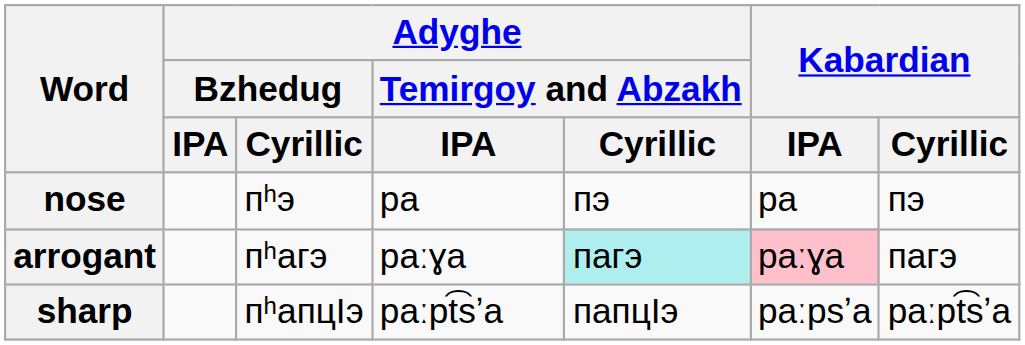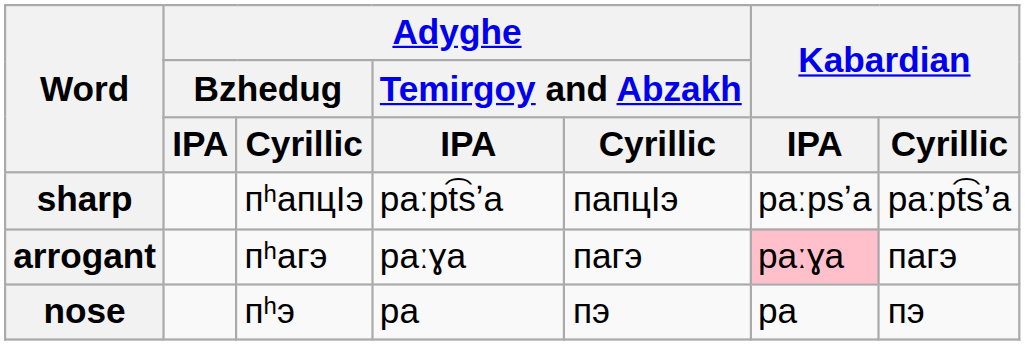rows swapped: (85, 311) <-> (85, 199)
(608, 255) paleturquoise background -> (608, 255) no background
